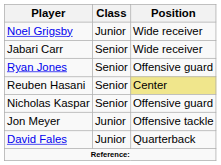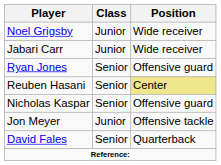(111, 49) Senior -> (110, 49) Junior
(110, 139) Junior -> (111, 139) Senior
